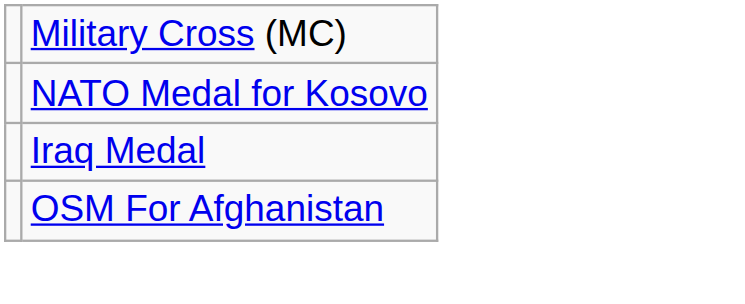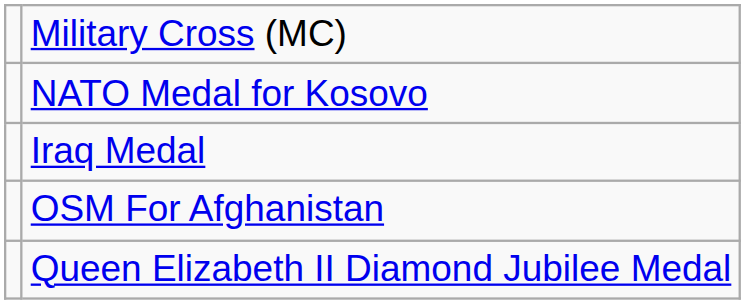+ row: (381, 268)
